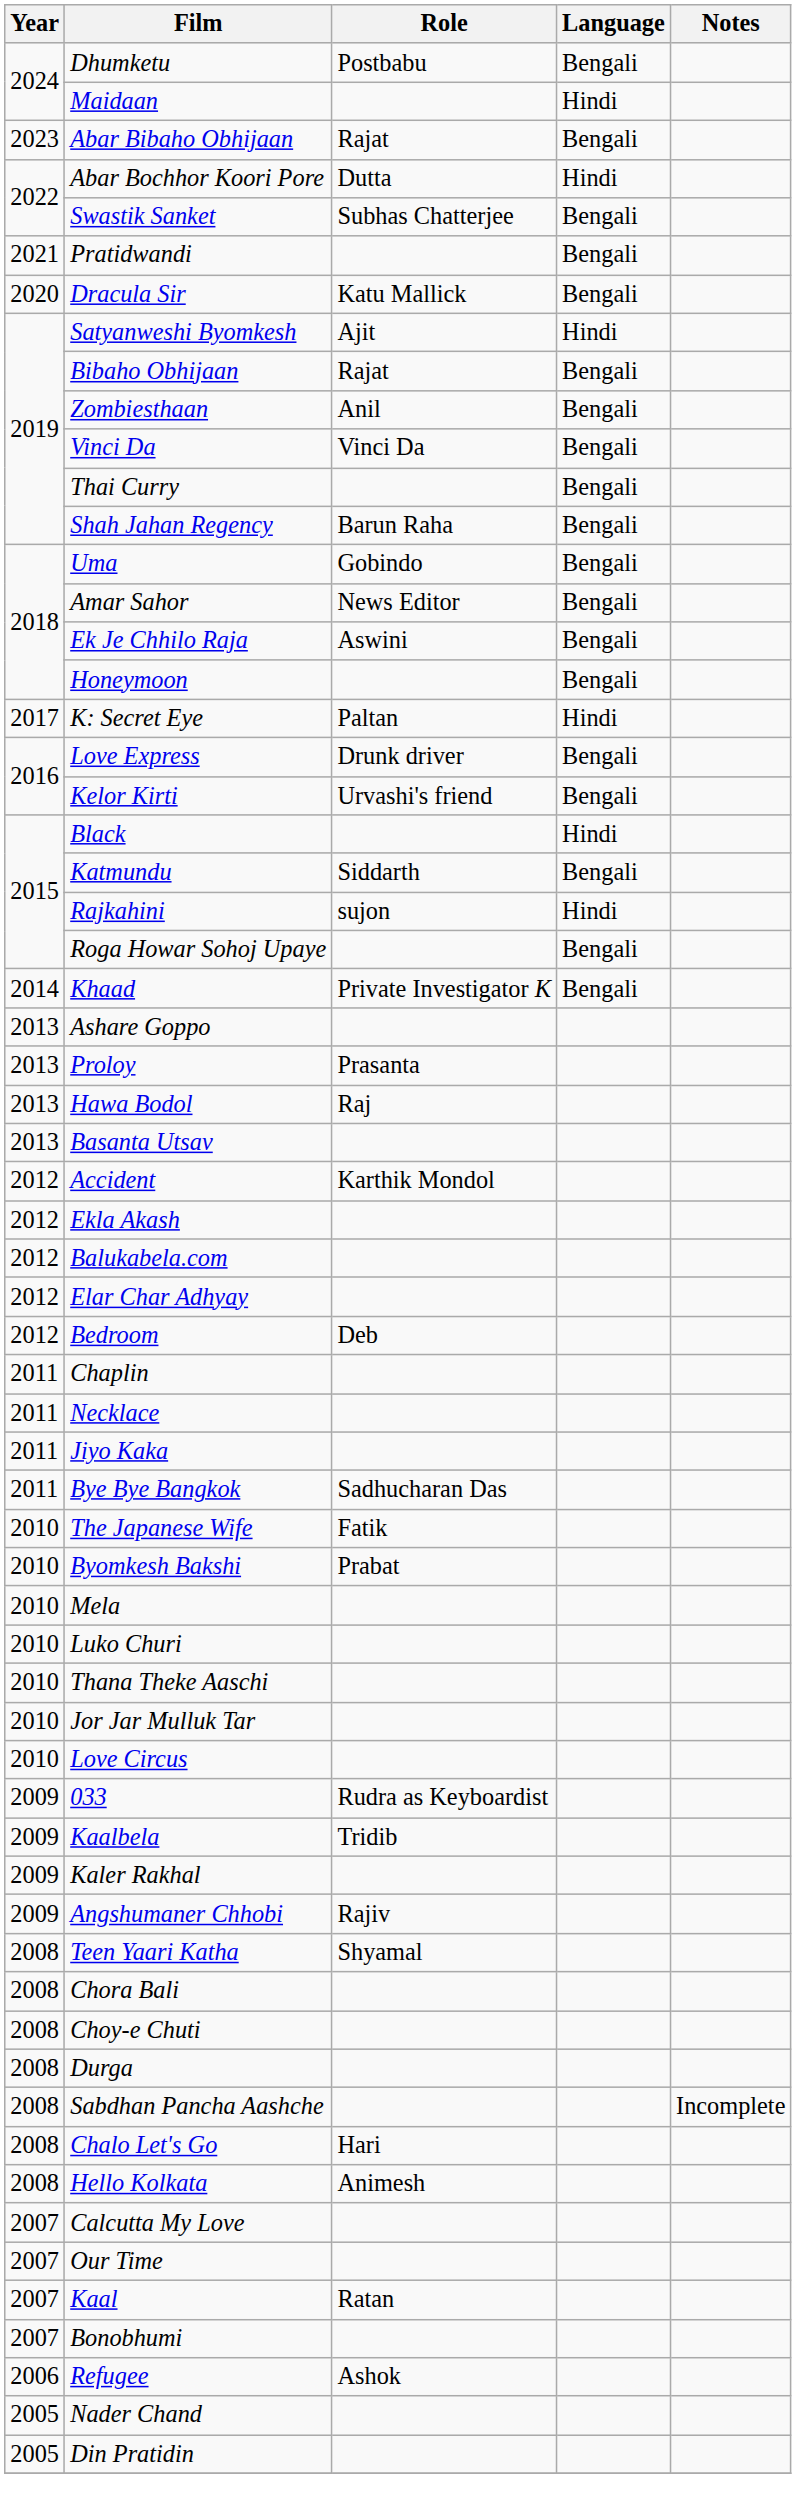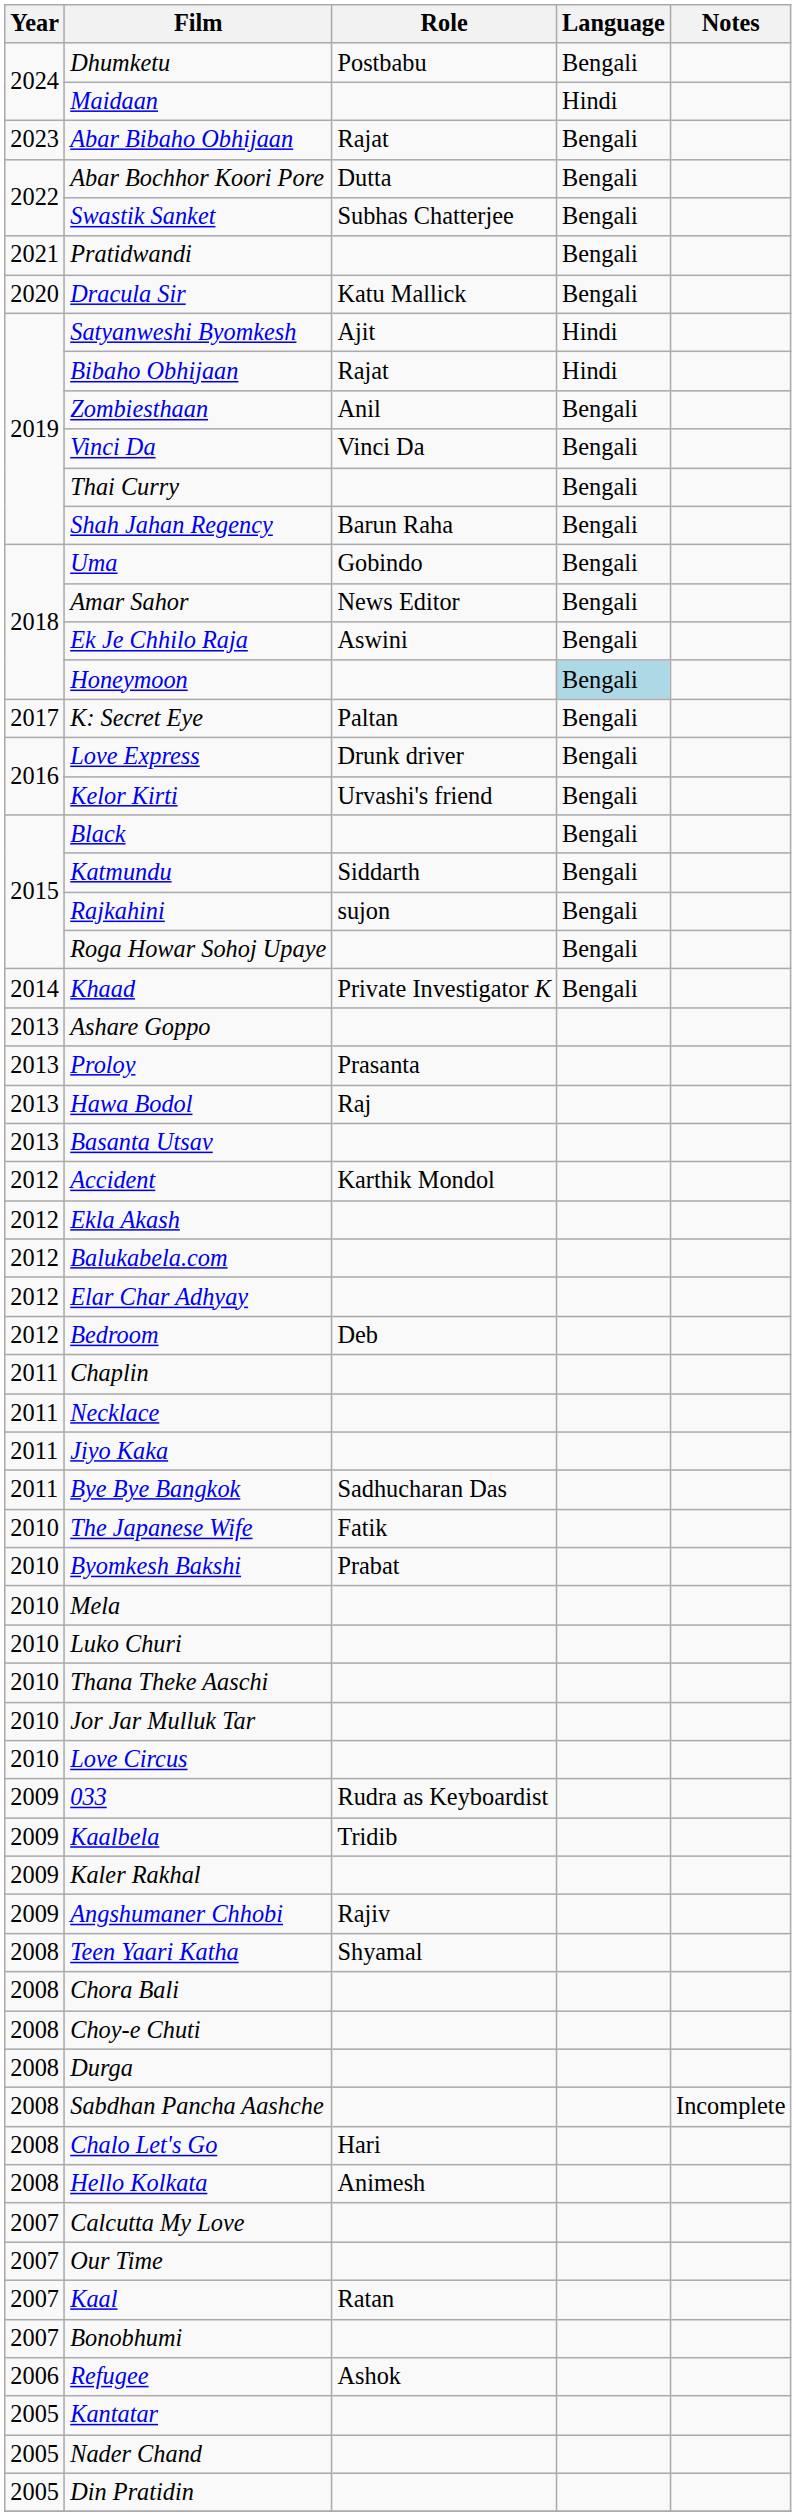(590, 178) Hindi -> (600, 178) Bengali
(600, 370) Bengali -> (590, 370) Hindi
(600, 679) no background -> (600, 679) lightblue background
(590, 718) Hindi -> (600, 718) Bengali
(590, 833) Hindi -> (600, 833) Bengali
(590, 910) Hindi -> (600, 910) Bengali
+ row: (114, 2415)
